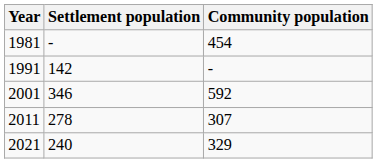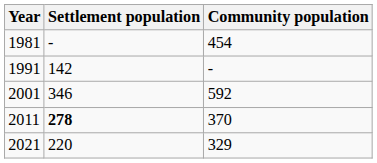(60, 119) normal -> (60, 119) bold
(220, 119) 307 -> (220, 119) 370
(60, 145) 240 -> (60, 145) 220
